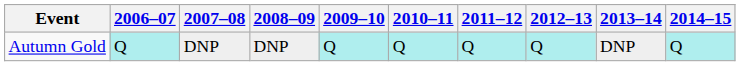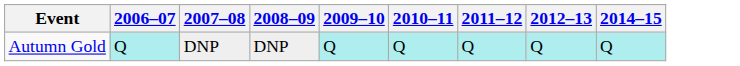- column: (631, 18)
